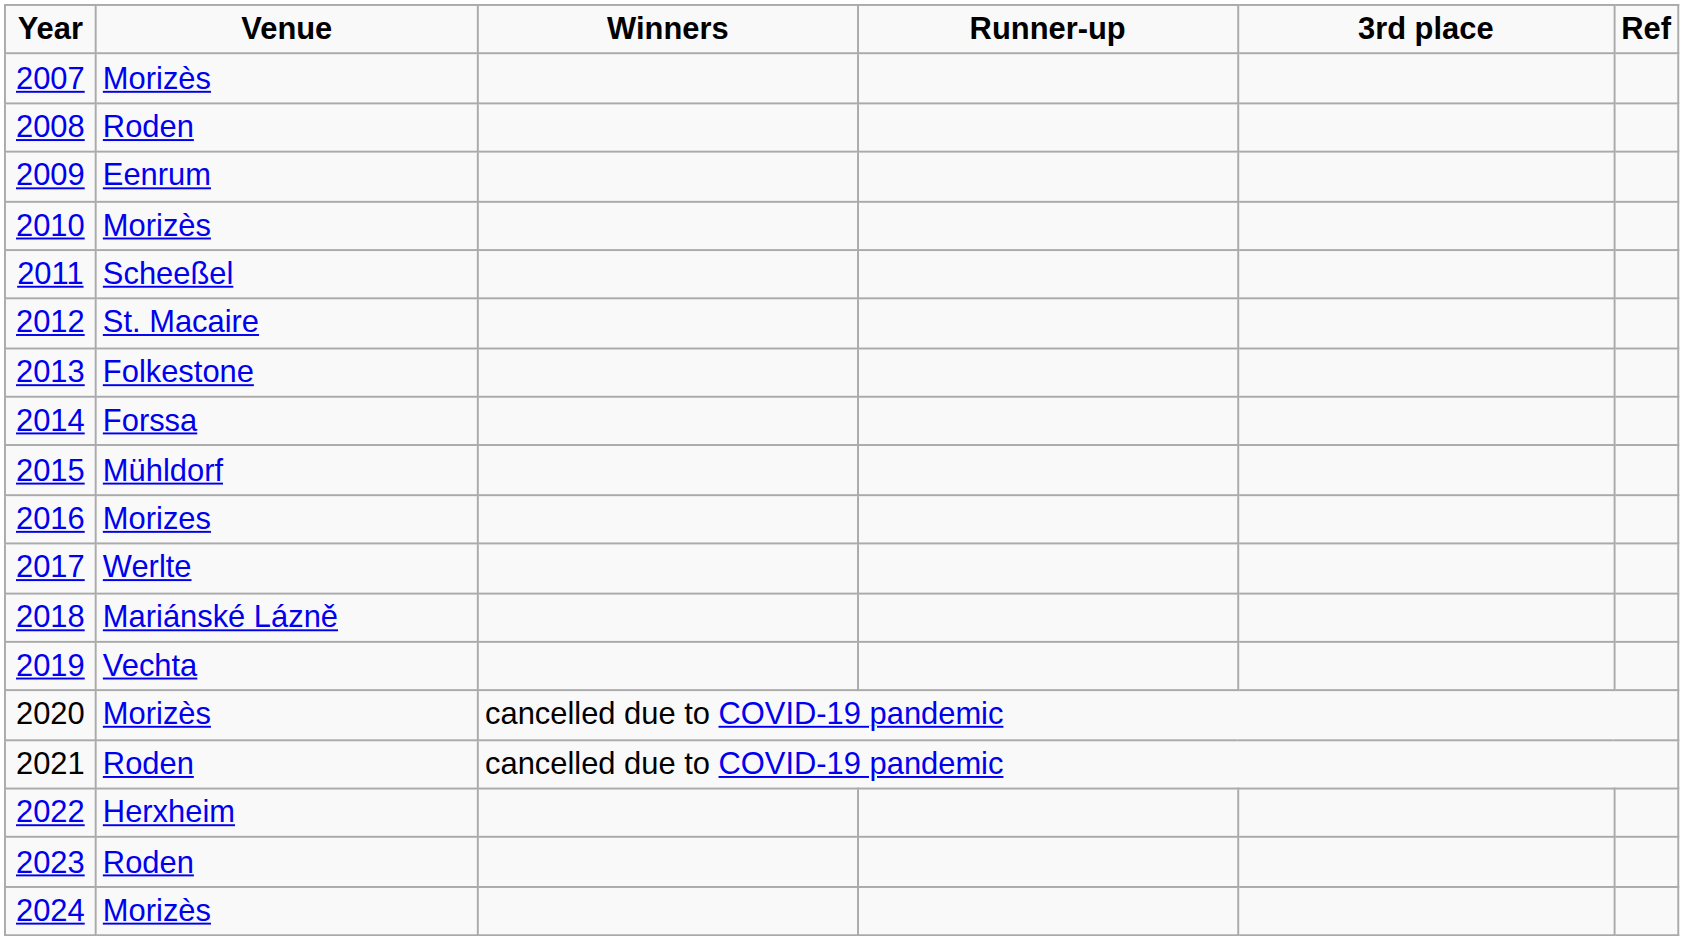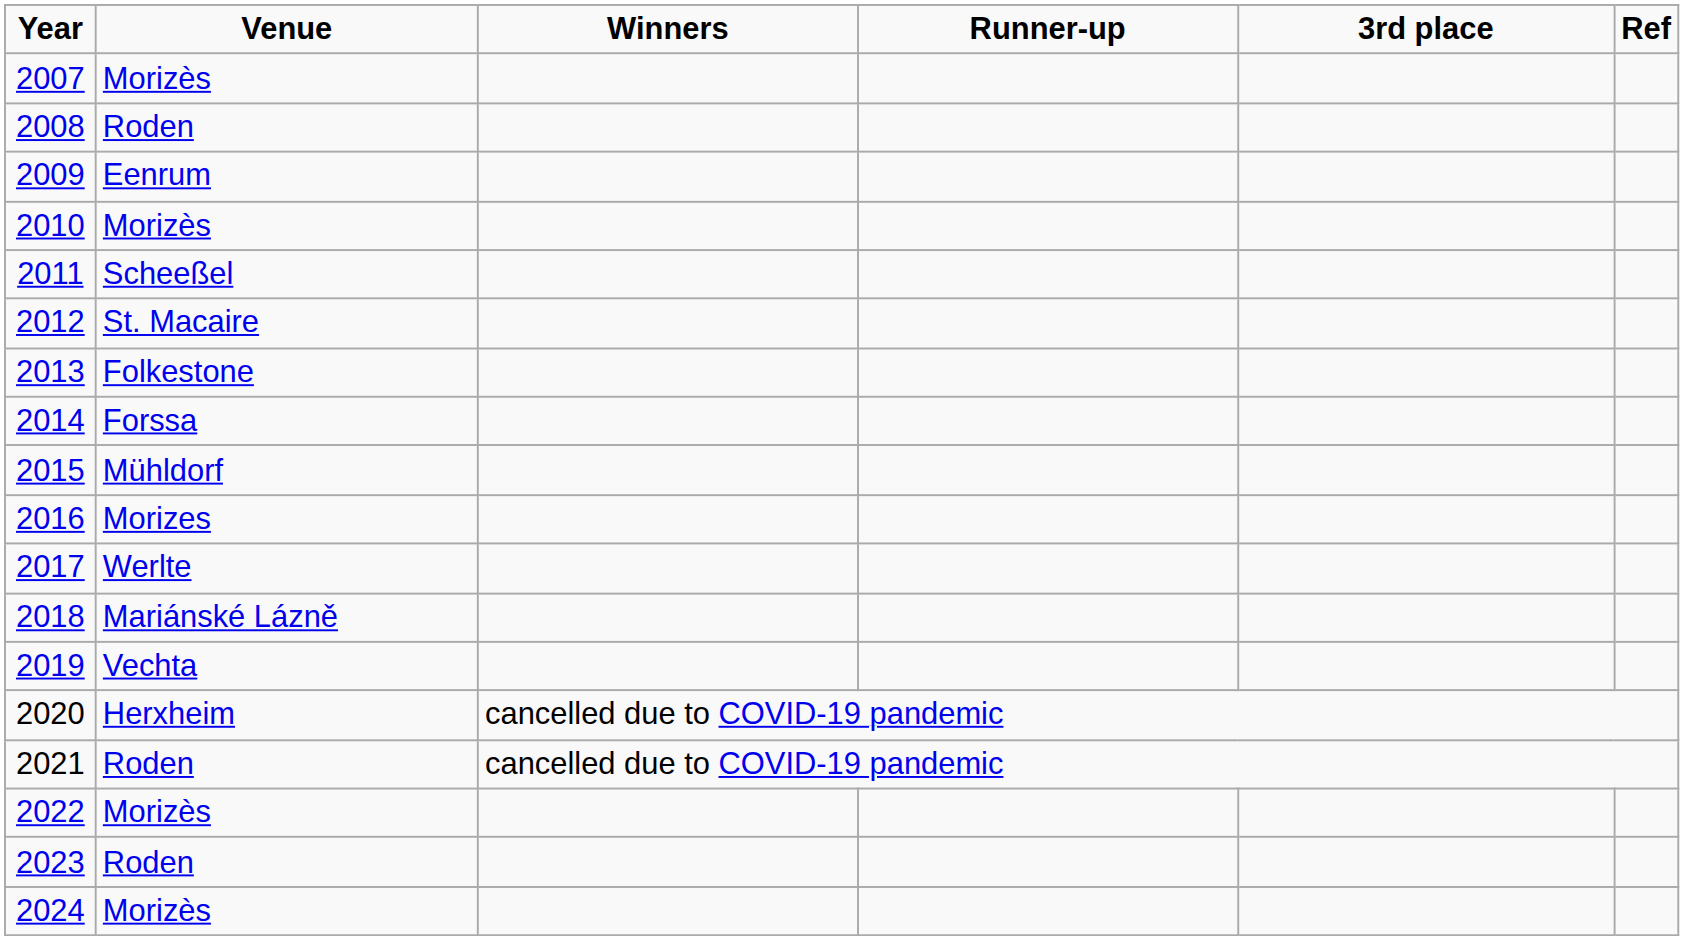(157, 714) Morizès -> (169, 714) Herxheim
(169, 812) Herxheim -> (157, 812) Morizès
